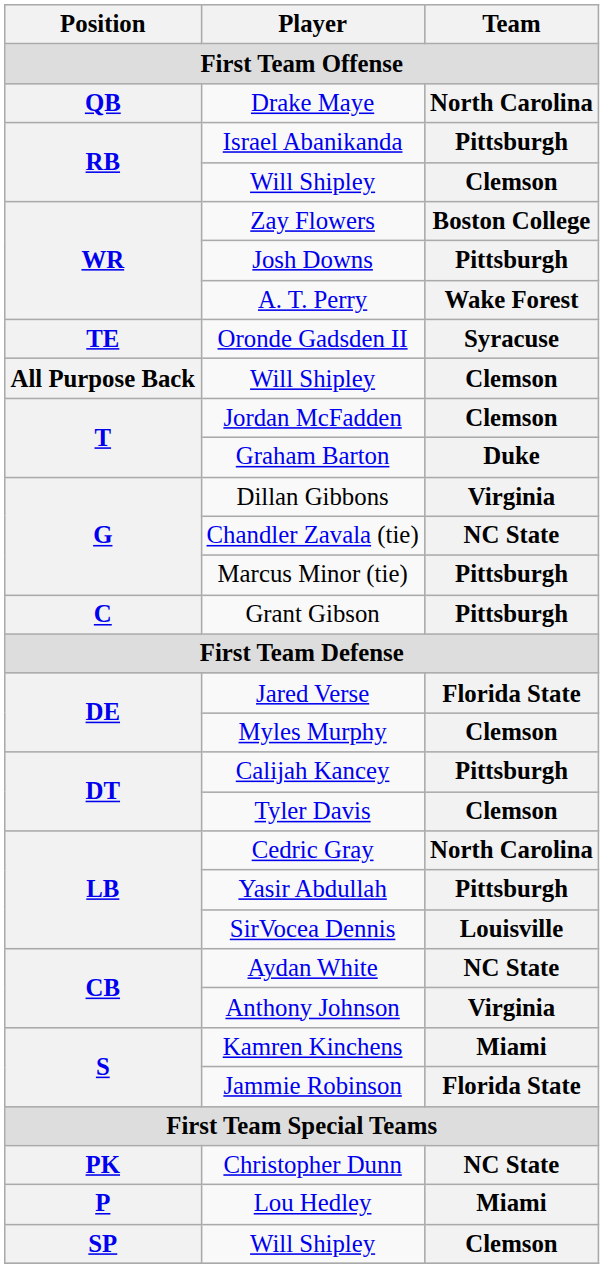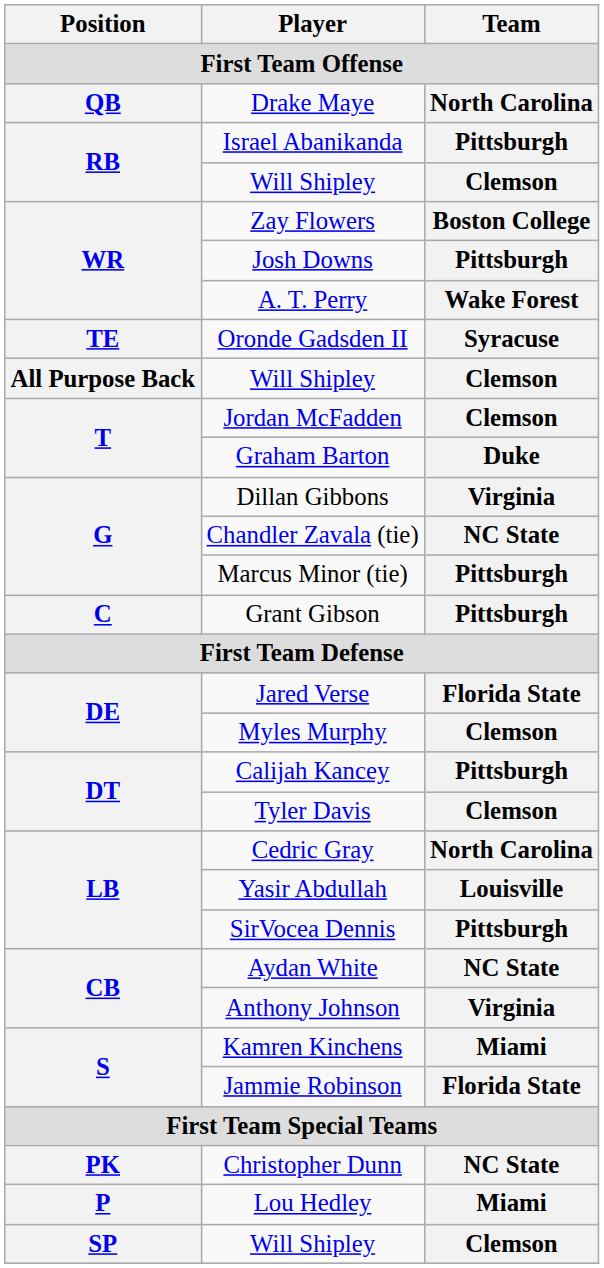(511, 889) Pittsburgh -> (511, 889) Louisville
(511, 928) Louisville -> (511, 928) Pittsburgh
